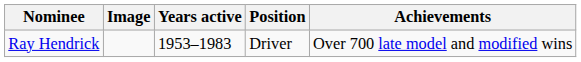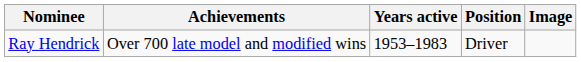columns swapped: (129, 17) <-> (443, 17)
